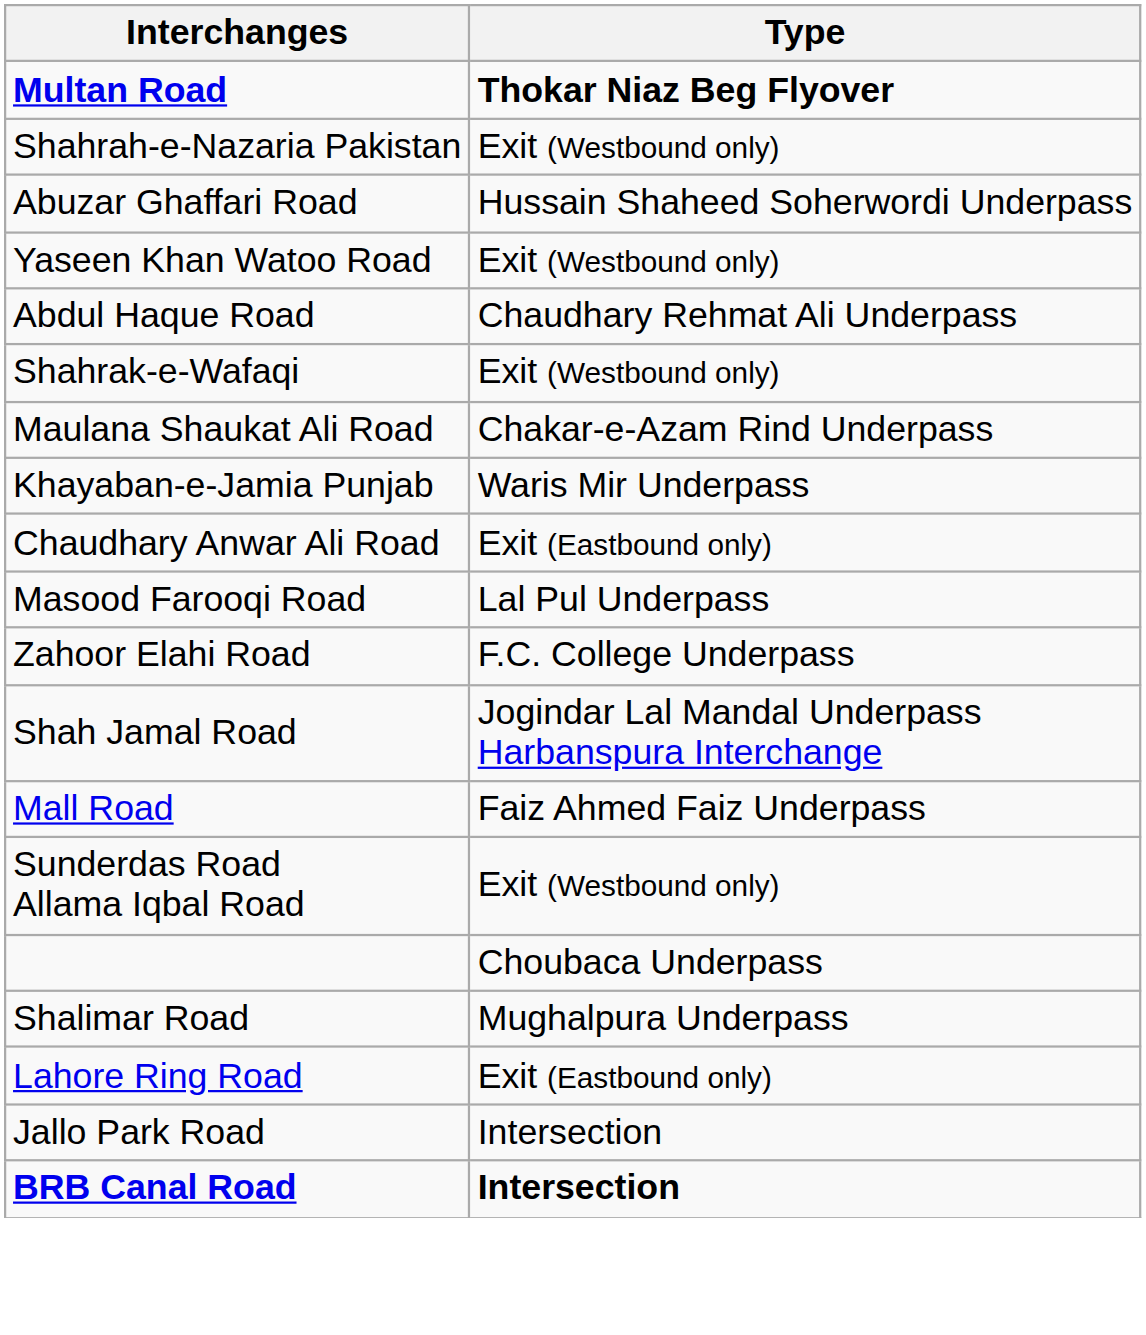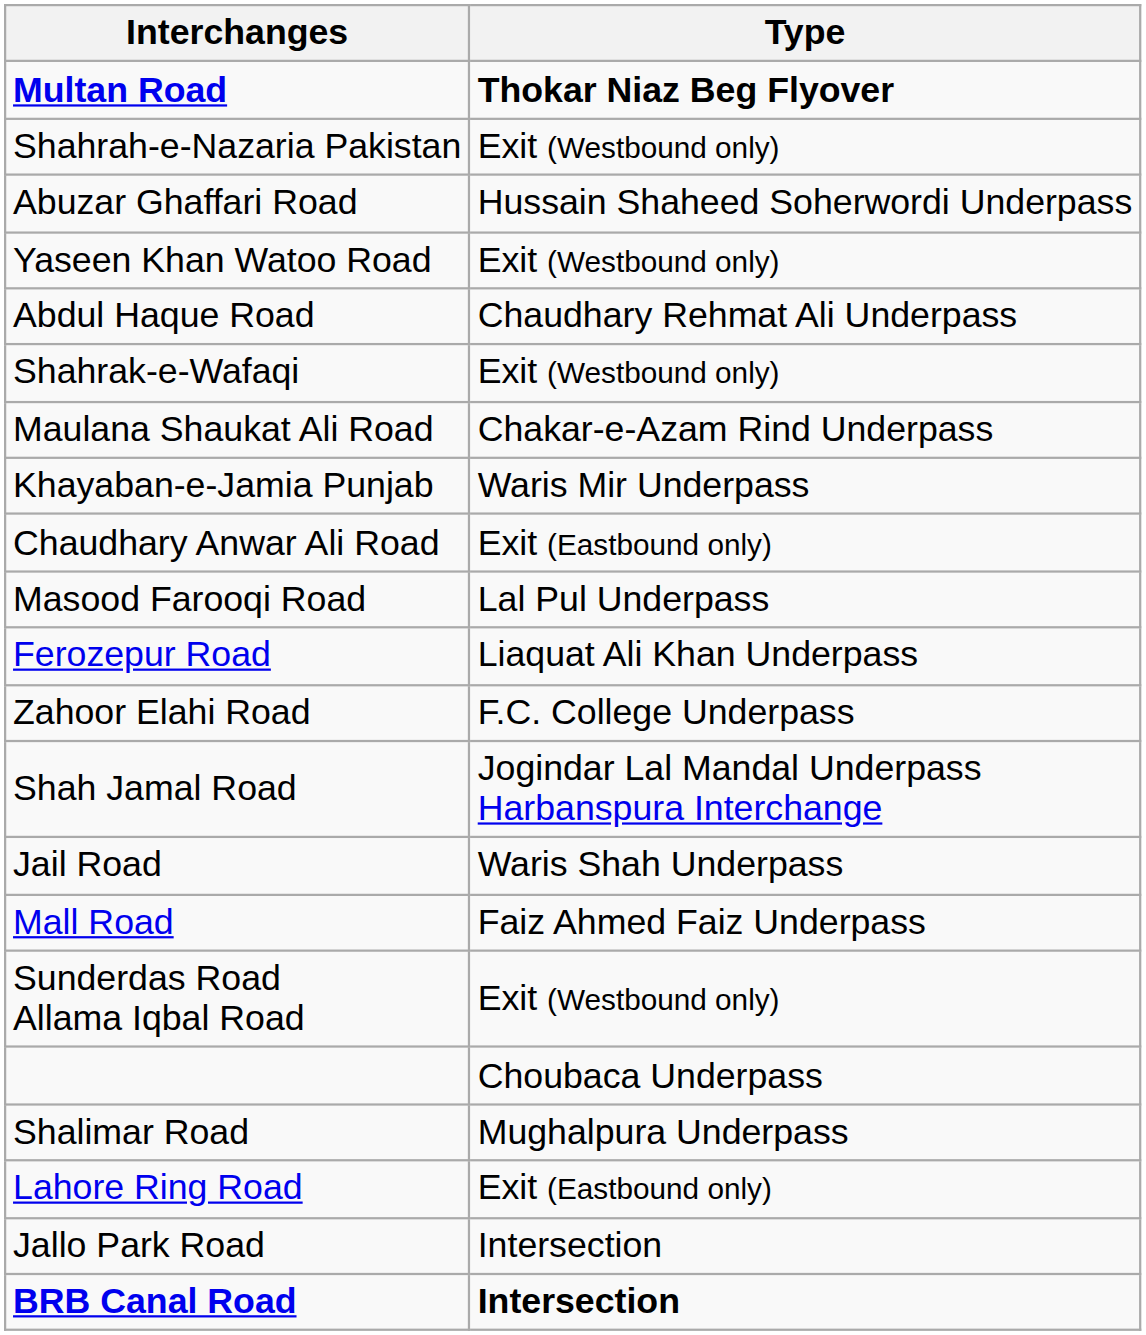+ row: (142, 655)
+ row: (87, 865)
